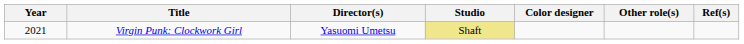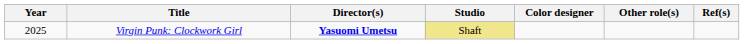(36, 30) 2021 -> (36, 30) 2025
(358, 30) normal -> (358, 30) bold
